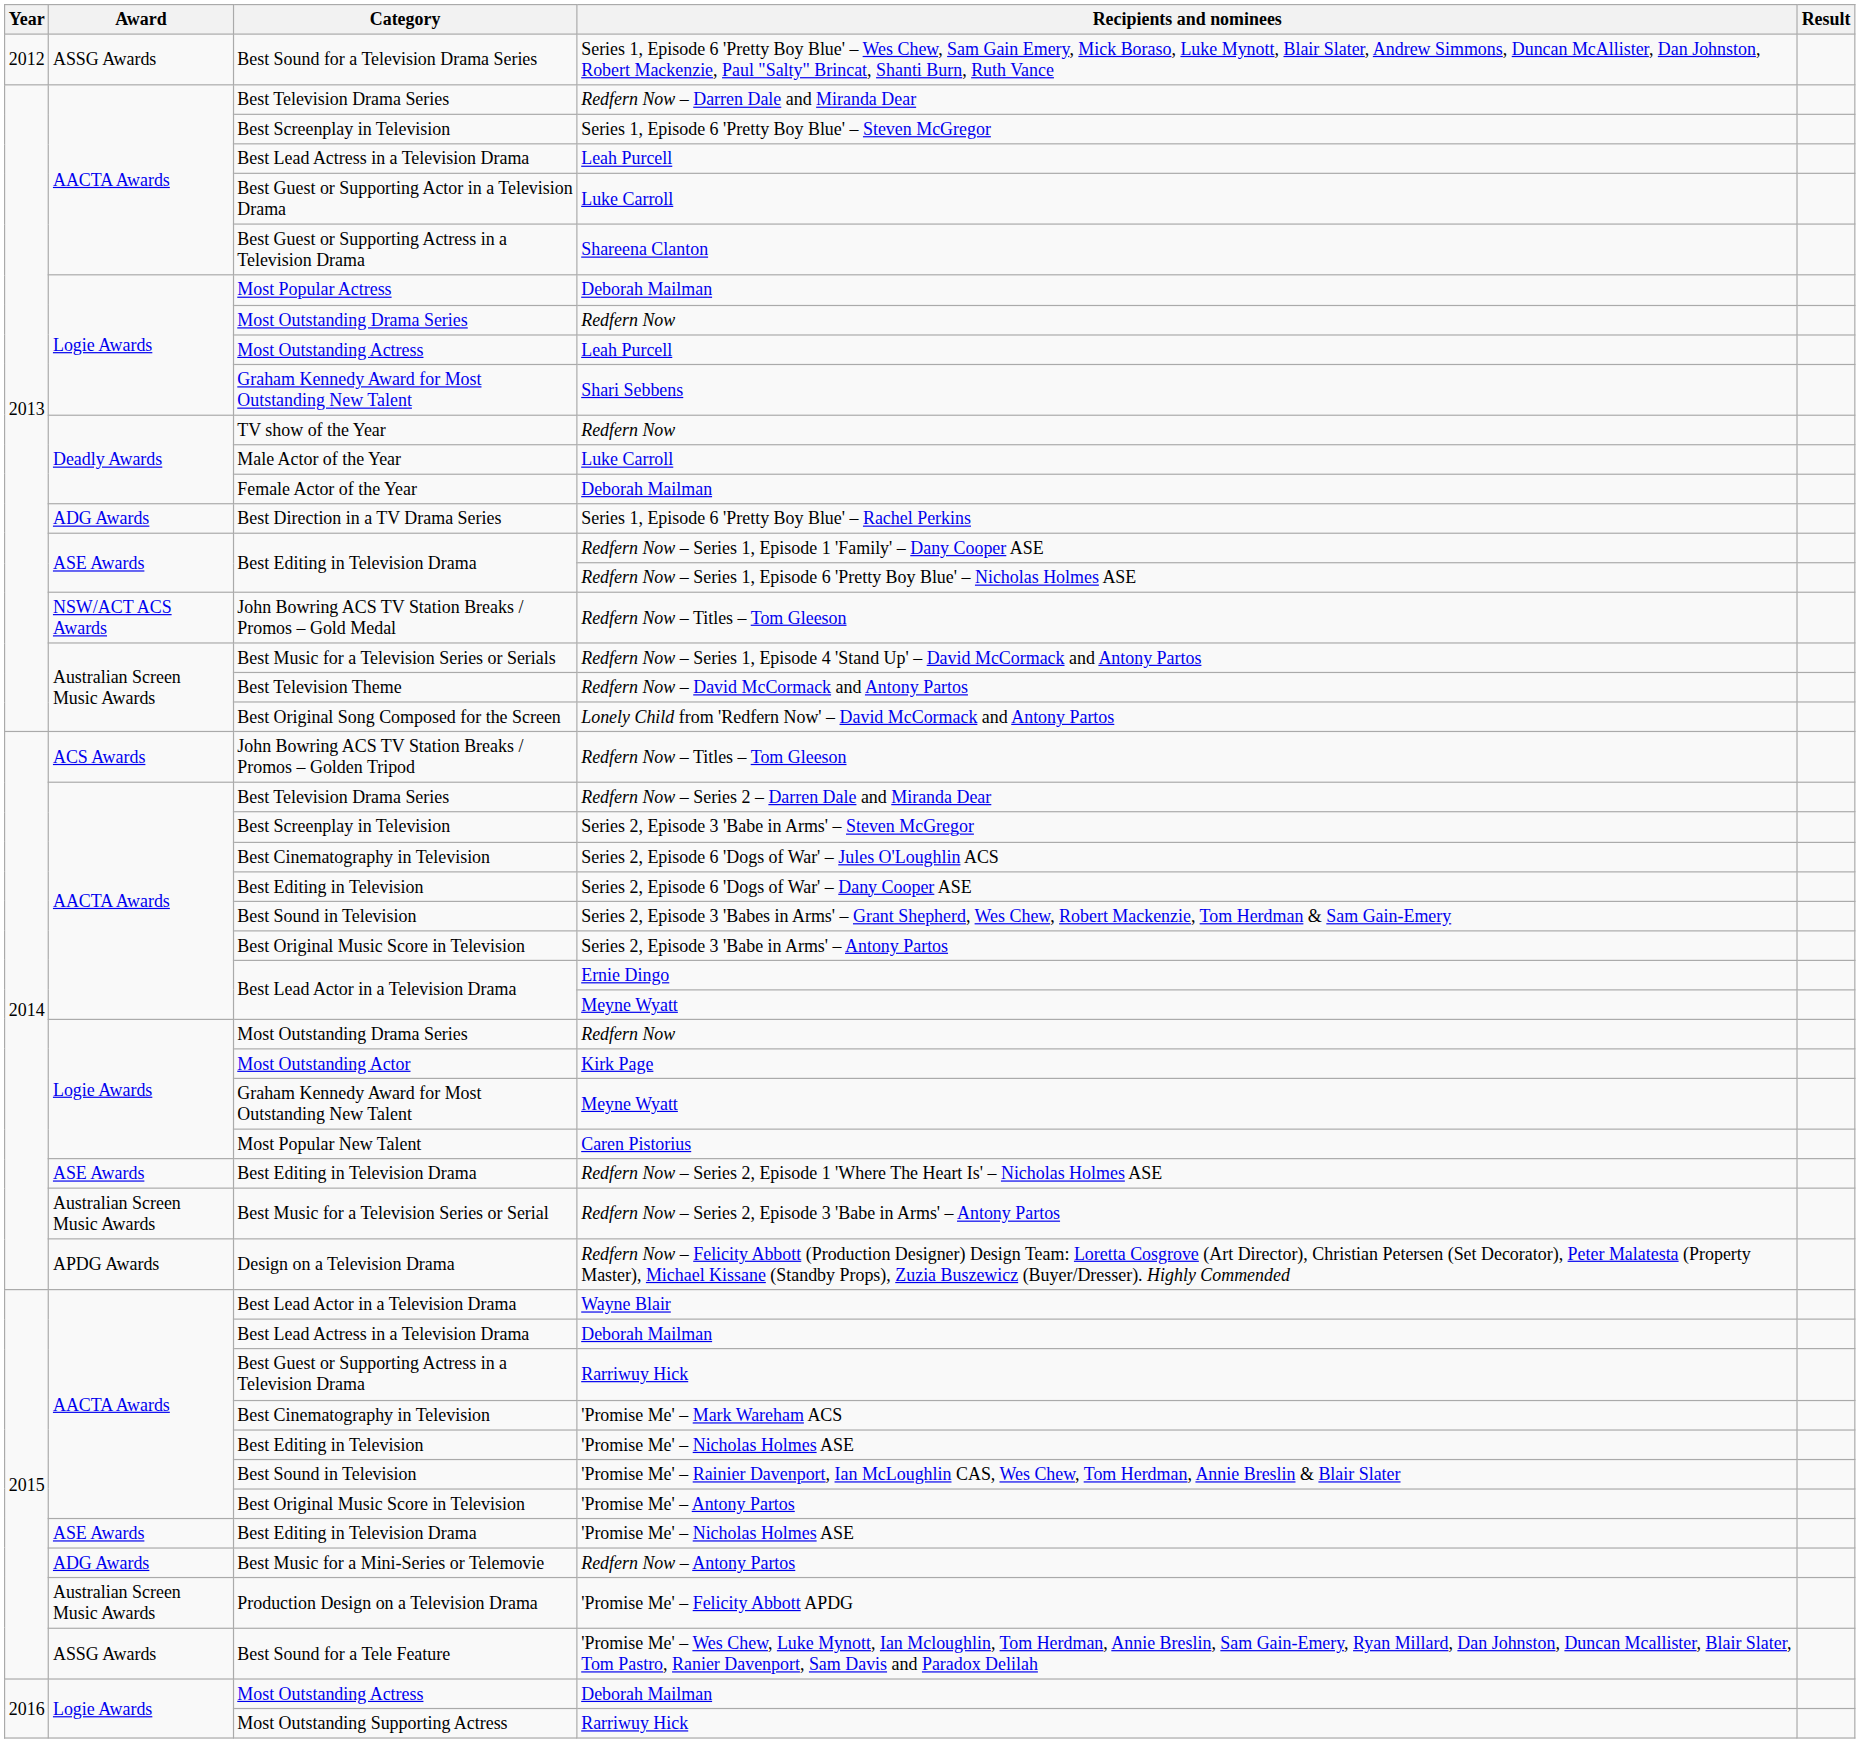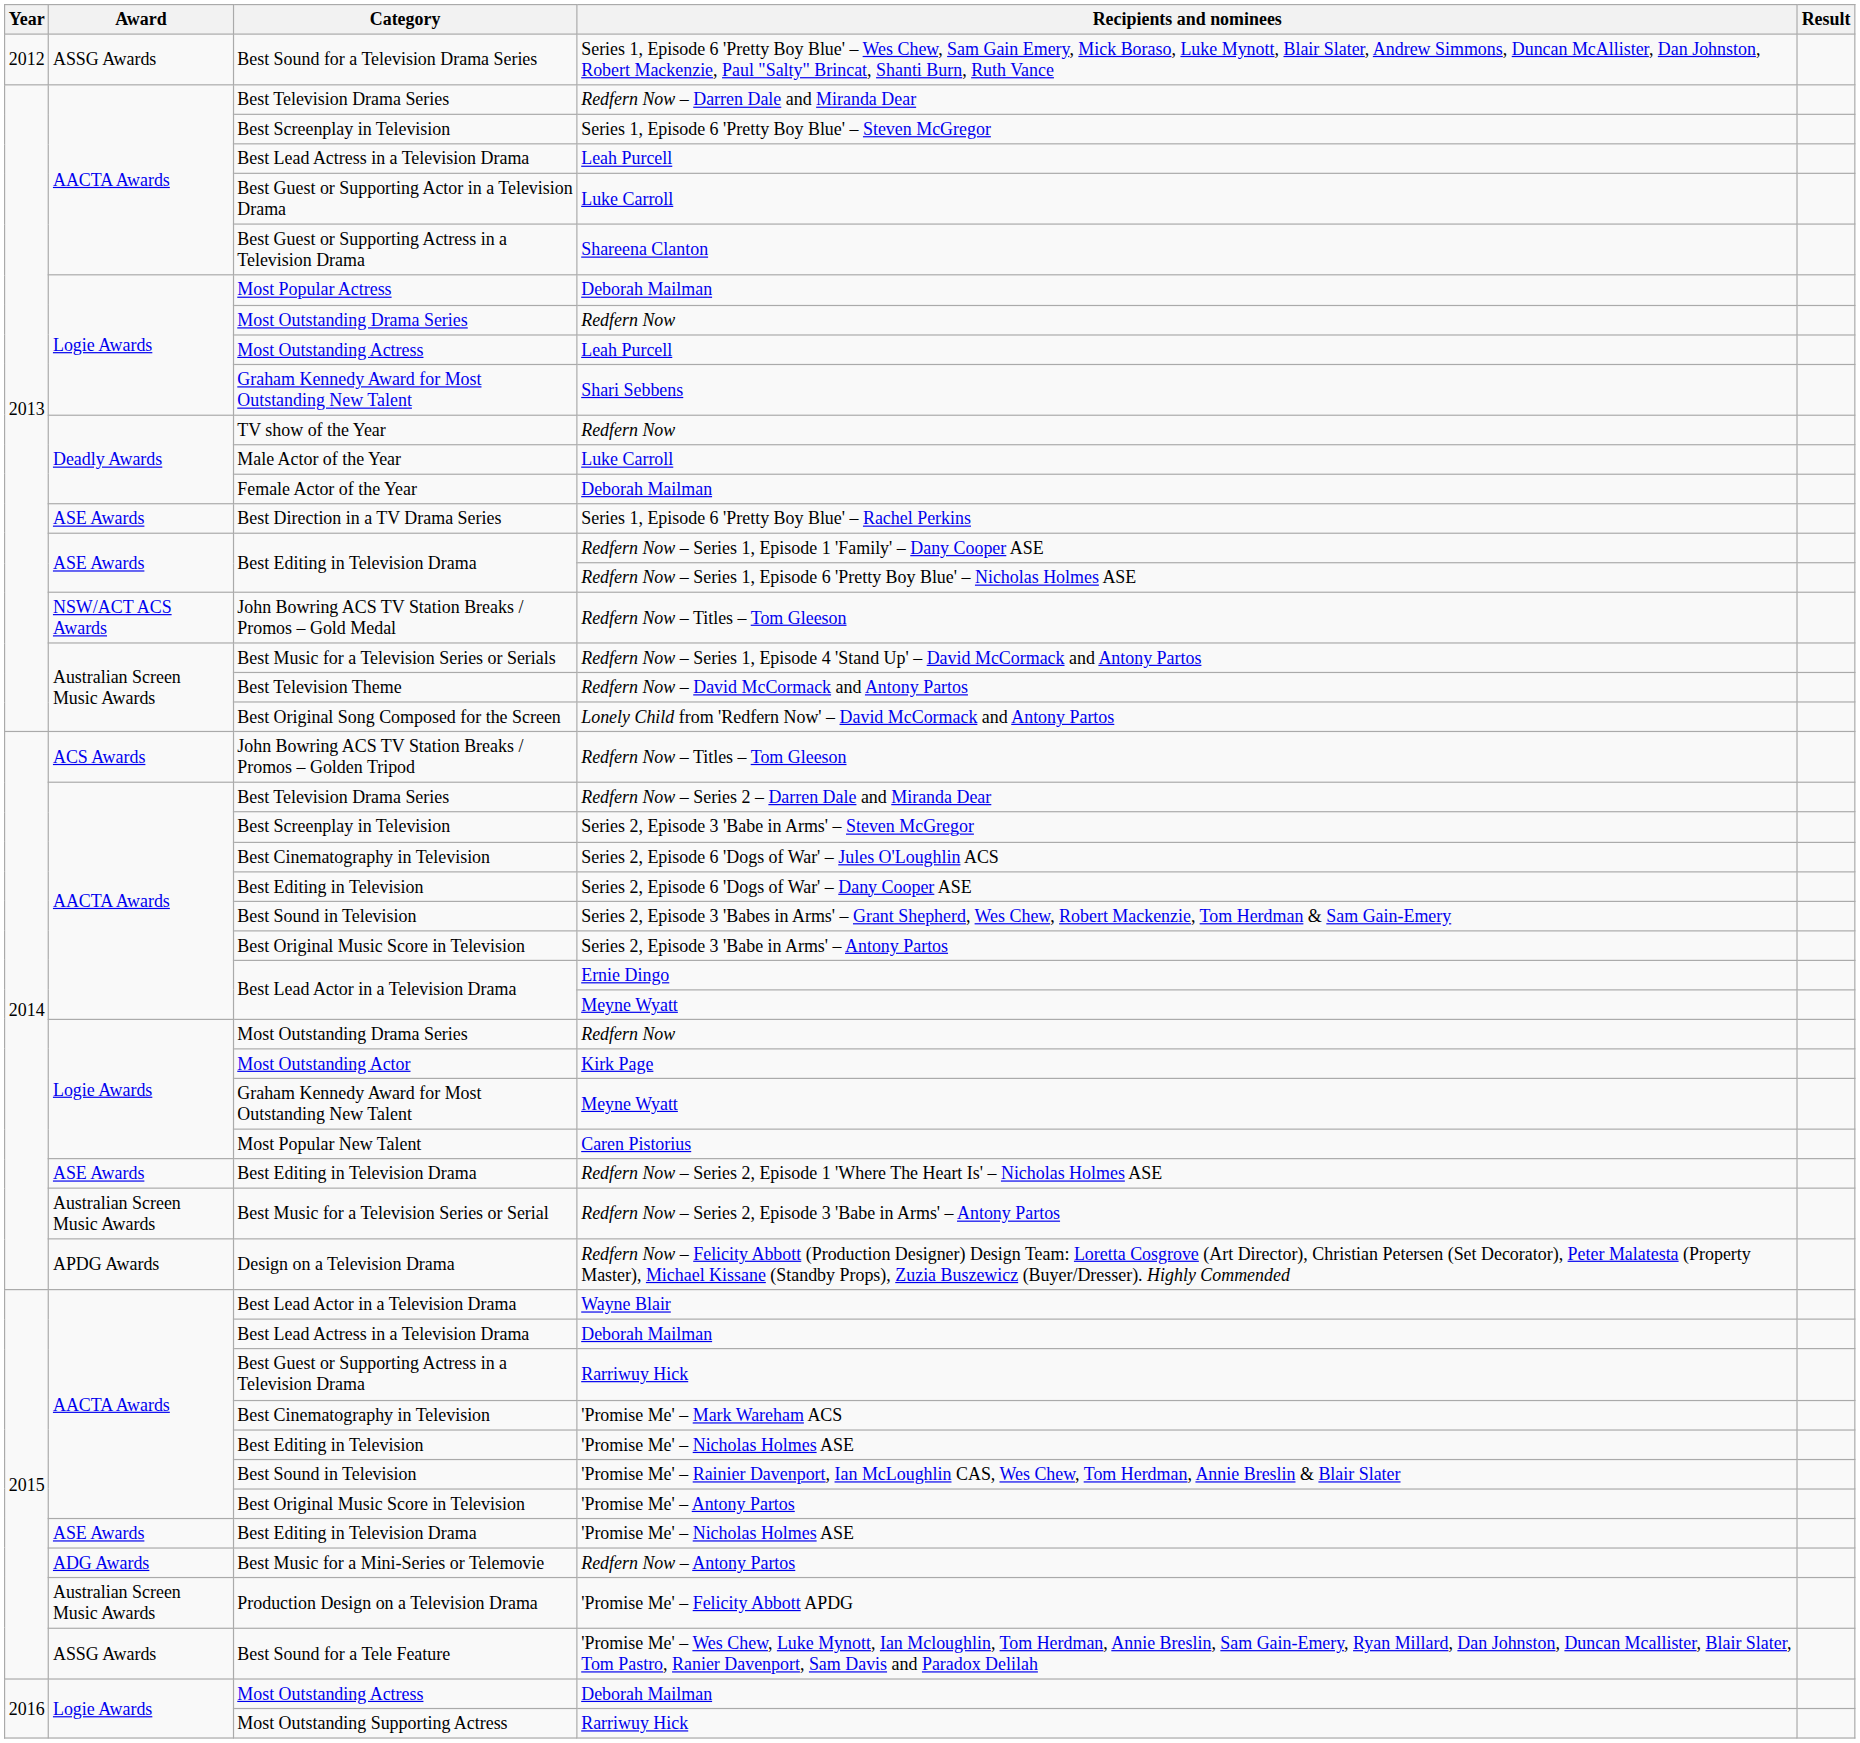(101, 518) ADG Awards -> (99, 518) ASE Awards
